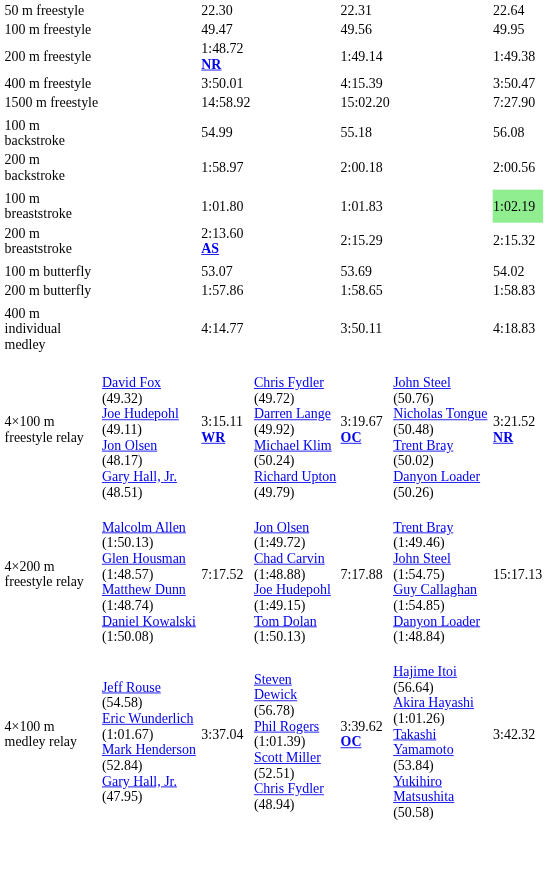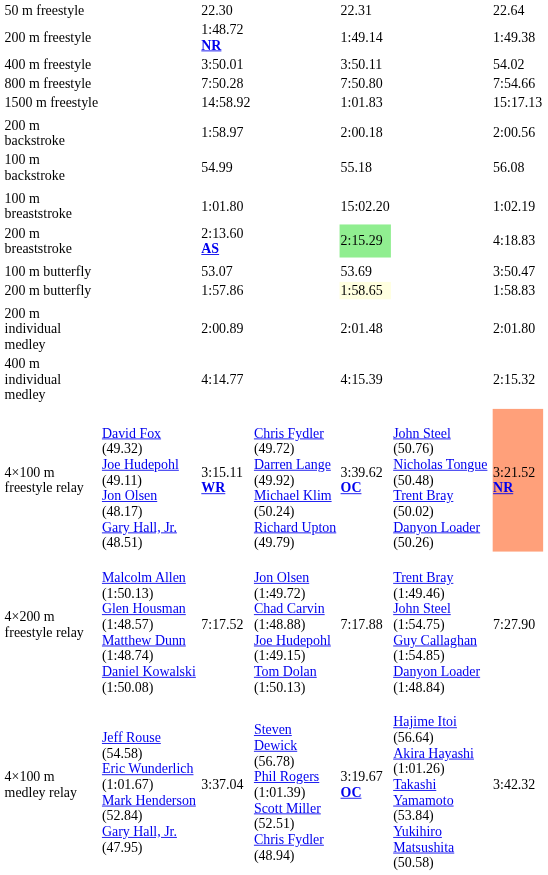- row: (48, 29)
(362, 83) 4:15.39 -> (361, 64) 3:50.11
(514, 83) 3:50.47 -> (509, 64) 54.02
+ row: (48, 83)
(365, 102) 15:02.20 -> (362, 102) 1:01.83
(514, 102) 7:27.90 -> (518, 102) 15:17.13
rows swapped: (35, 133) <-> (35, 167)
(362, 206) 1:01.83 -> (365, 206) 15:02.20
(514, 206) lightgreen background -> (514, 206) no background
(362, 241) no background -> (362, 241) lightgreen background
(514, 241) 2:15.32 -> (514, 241) 4:18.83
(509, 271) 54.02 -> (514, 271) 3:50.47
(362, 290) no background -> (362, 290) lightyellow background
+ row: (33, 328)
(361, 328) 3:50.11 -> (362, 379) 4:15.39
(514, 328) 4:18.83 -> (514, 379) 2:15.32
(362, 429) 3:19.67 OC -> (362, 480) 3:39.62 OC
(514, 429) no background -> (514, 480) lightsalmon background
(518, 574) 15:17.13 -> (514, 624) 7:27.90
(362, 734) 3:39.62 OC -> (362, 784) 3:19.67 OC
